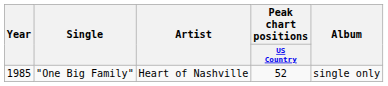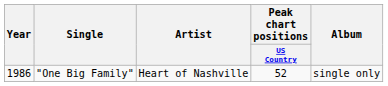(19, 74) 1985 -> (19, 74) 1986
